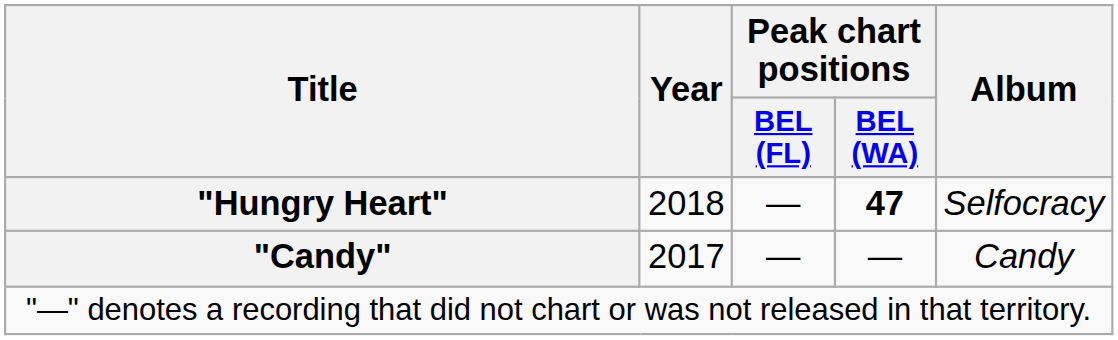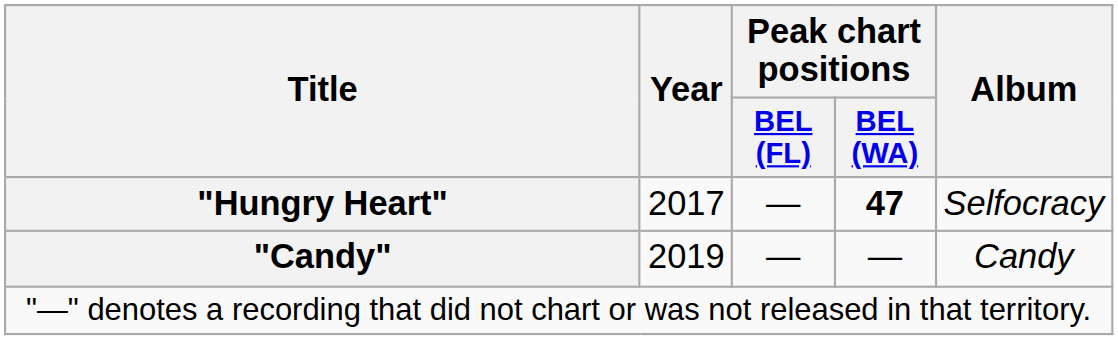(686, 203) 2018 -> (686, 203) 2017
(686, 257) 2017 -> (686, 257) 2019
